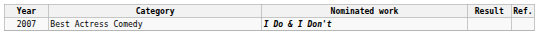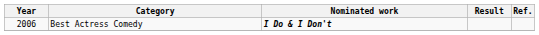(26, 24) 2007 -> (26, 24) 2006
